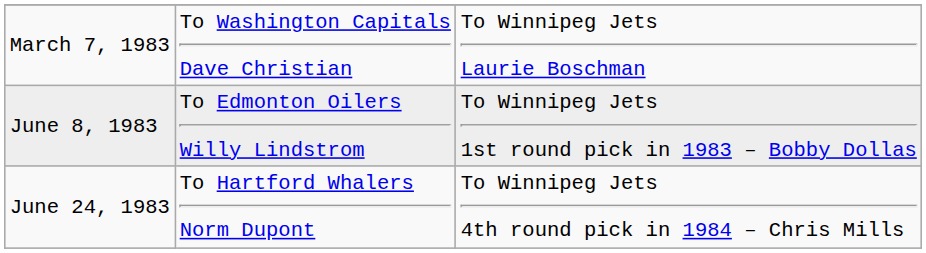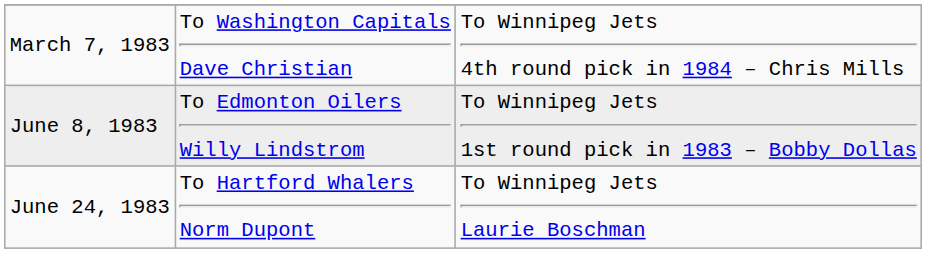(689, 45) To Winnipeg Jets Laurie Boschman -> (689, 45) To Winnipeg Jets 4th round pick in 1984 – Chris Mills
(689, 207) To Winnipeg Jets 4th round pick in 1984 – Chris Mills -> (689, 207) To Winnipeg Jets Laurie Boschman
